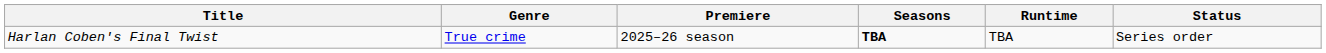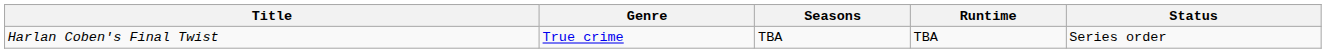- column: (738, 16)
(874, 38) bold -> (770, 38) normal
